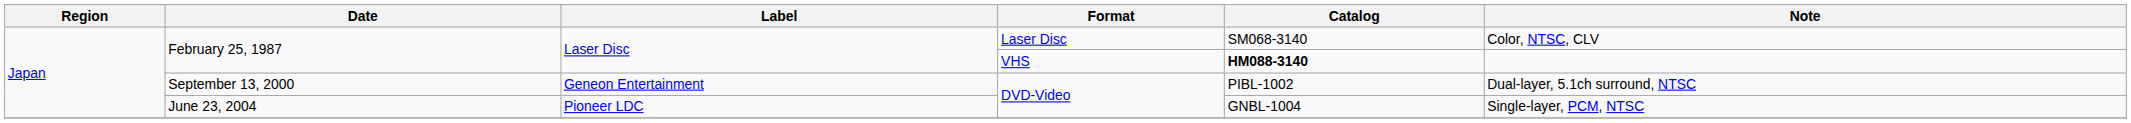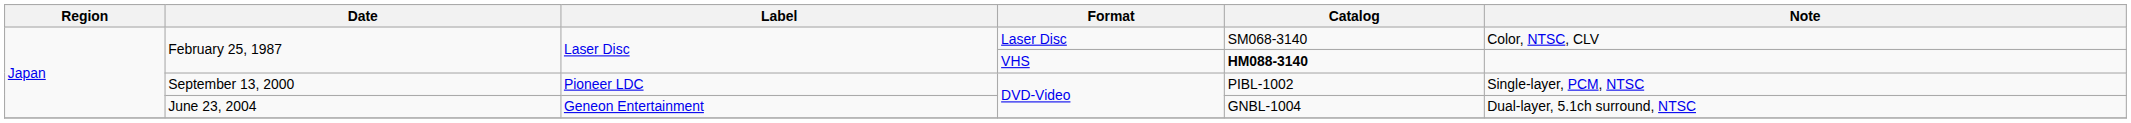(634, 84) Geneon Entertainment -> (604, 84) Pioneer LDC
(1592, 84) Dual-layer, 5.1ch surround, NTSC -> (1566, 84) Single-layer, PCM, NTSC
(604, 107) Pioneer LDC -> (634, 107) Geneon Entertainment
(1566, 107) Single-layer, PCM, NTSC -> (1592, 107) Dual-layer, 5.1ch surround, NTSC
